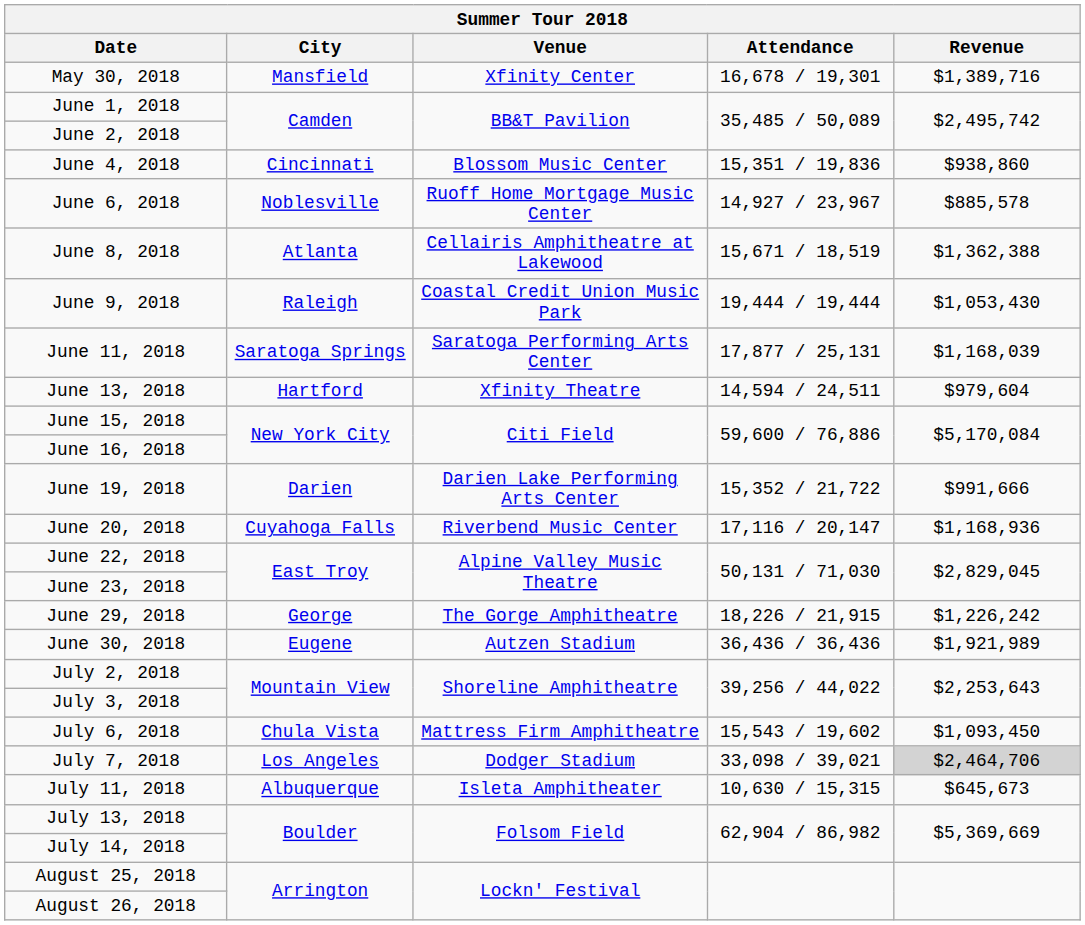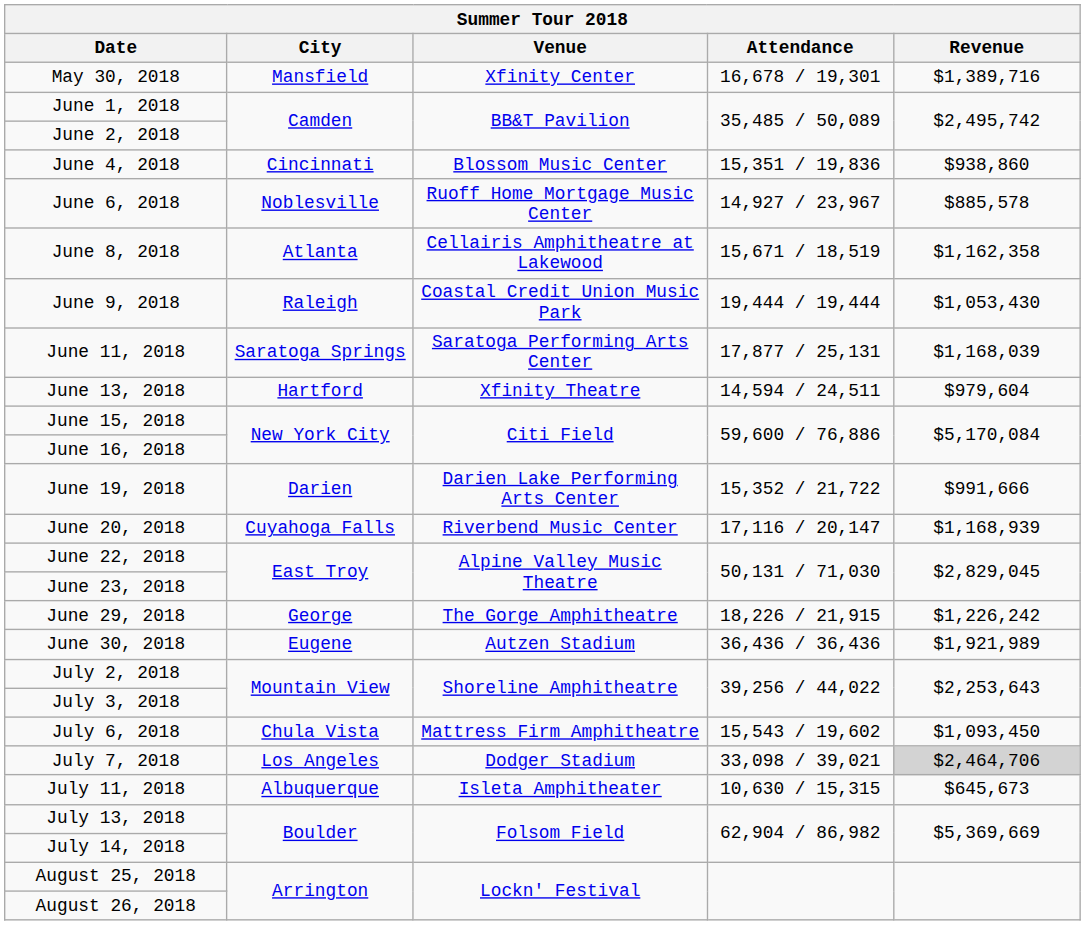(987, 253) $1,362,388 -> (987, 253) $1,162,358
(987, 528) $1,168,936 -> (987, 528) $1,168,939
